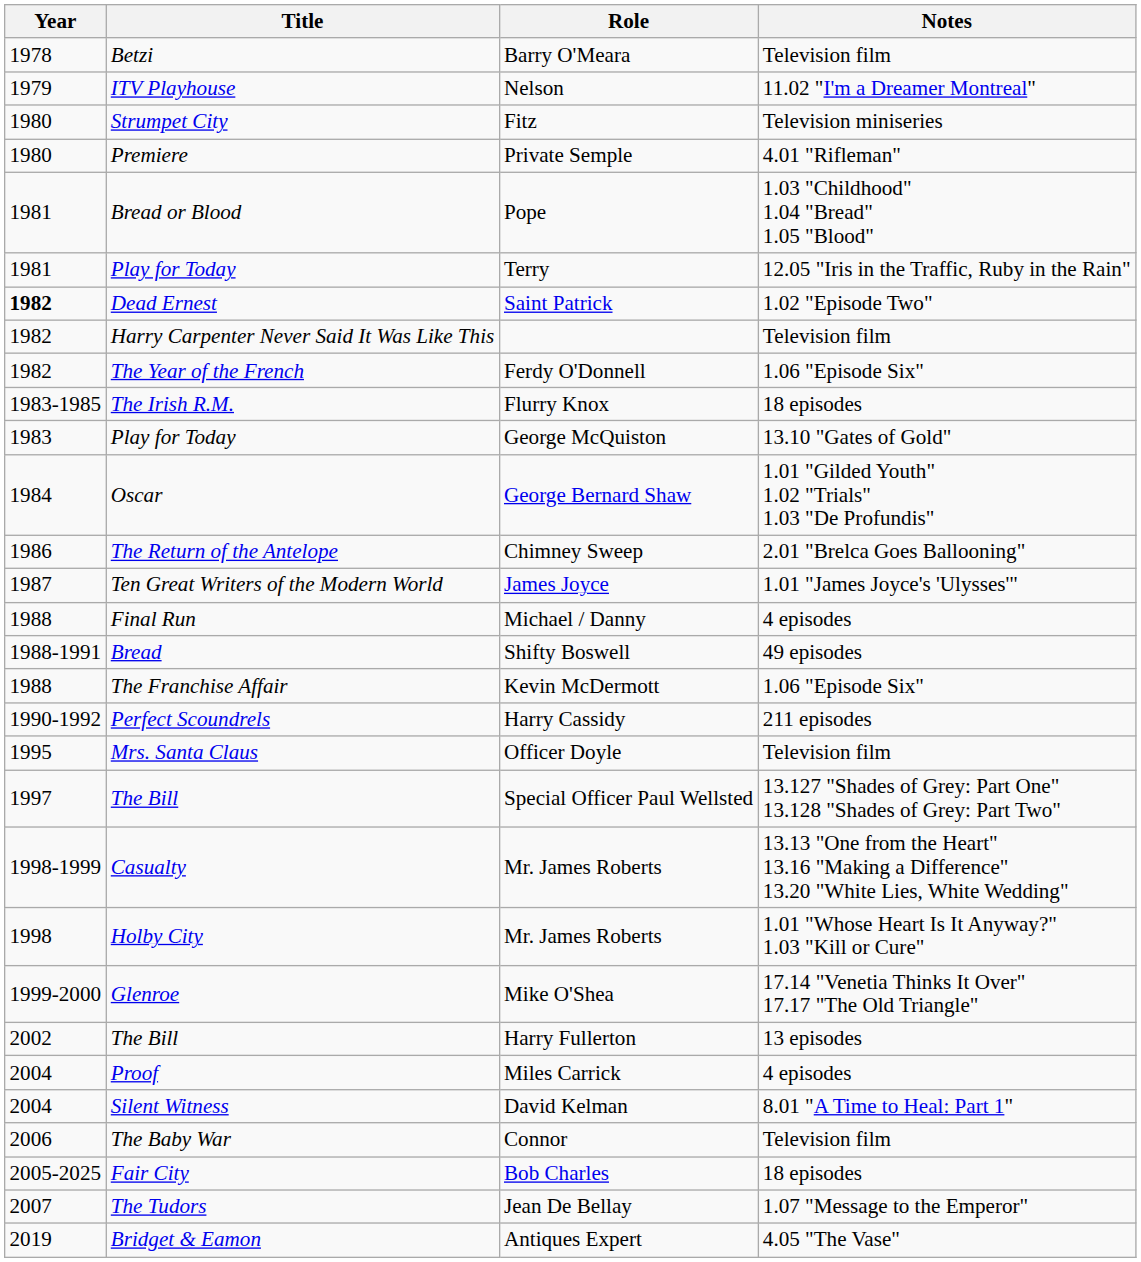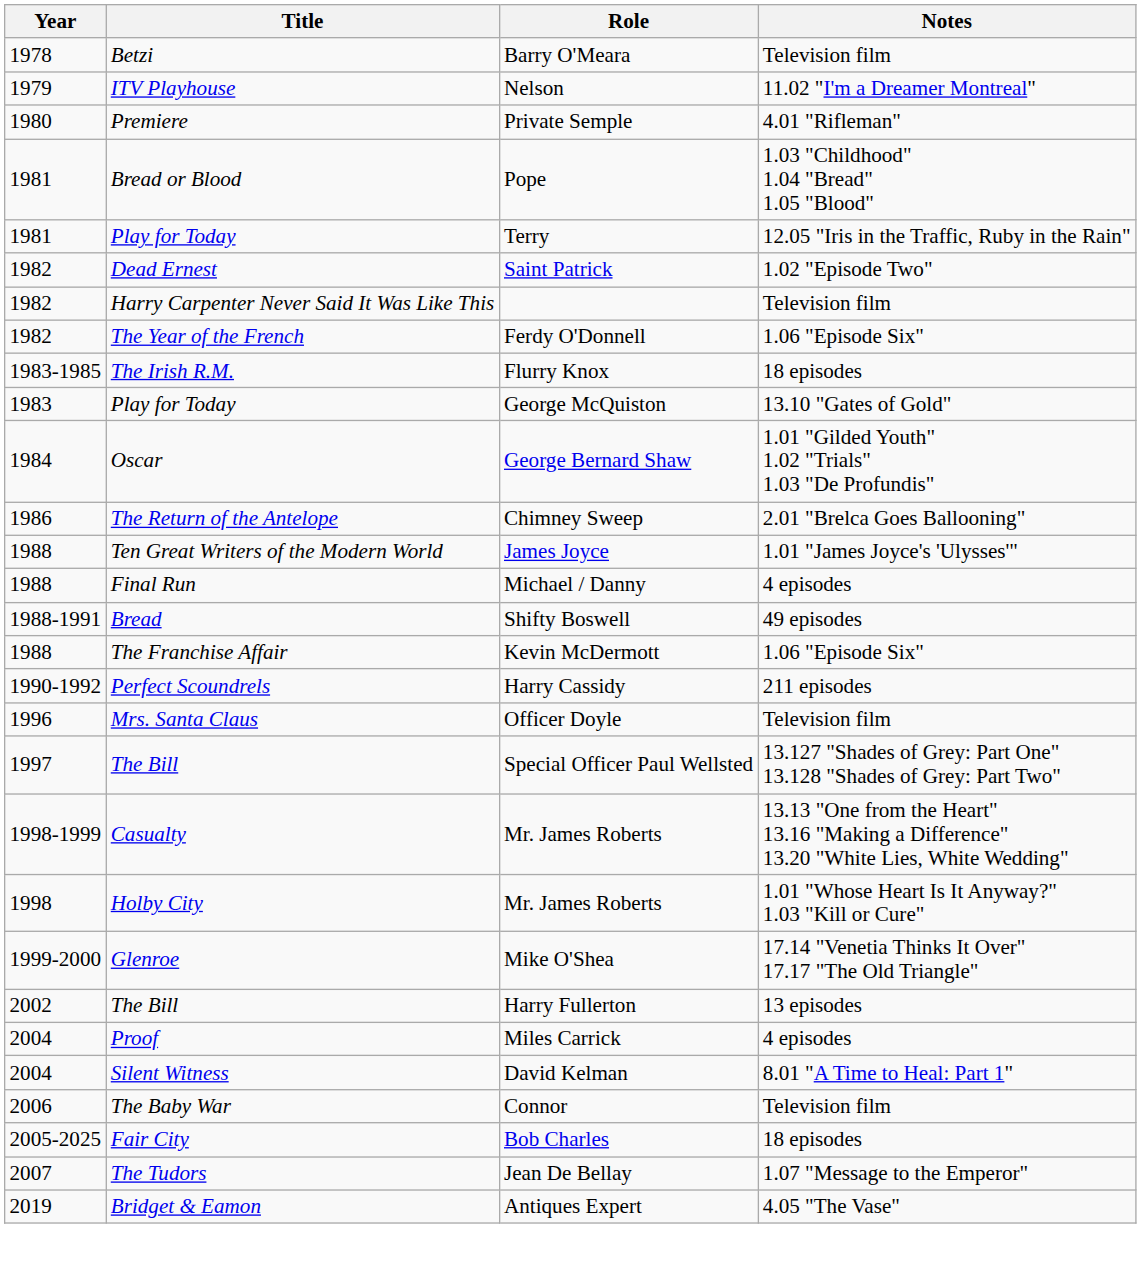- row: (169, 121)
(31, 303) bold -> (31, 269) normal
(31, 585) 1987 -> (31, 551) 1988
(31, 752) 1995 -> (31, 719) 1996
